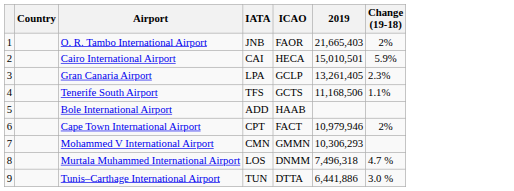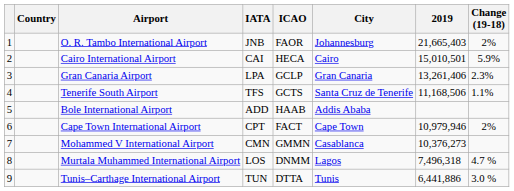+ column: (364, 19)
(339, 76) 13,261,405 -> (442, 76) 13,261,406
(339, 144) 10,306,293 -> (442, 144) 10,376,273
